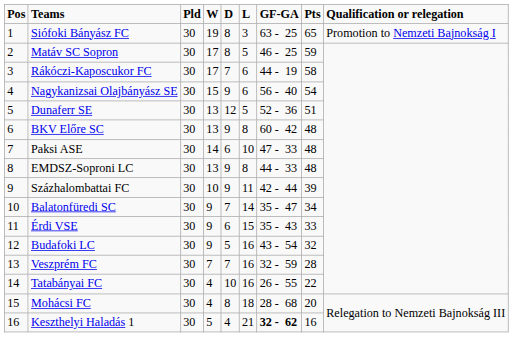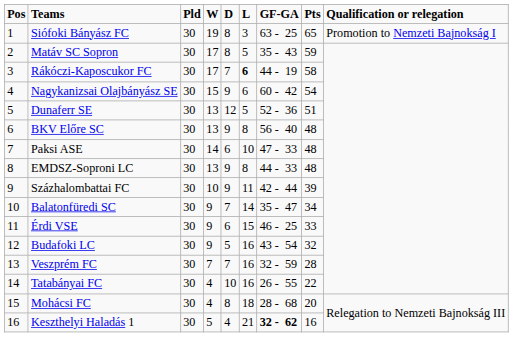(278, 52) 46 - 25 -> (278, 52) 35 - 43
(245, 71) normal -> (245, 71) bold
(278, 91) 56 - 40 -> (278, 91) 60 - 42
(278, 129) 60 - 42 -> (278, 129) 56 - 40
(278, 226) 35 - 43 -> (278, 226) 46 - 25
